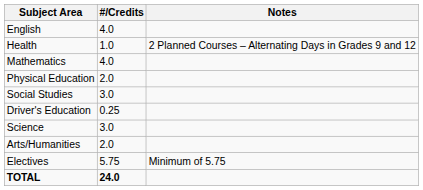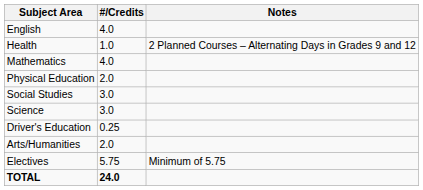rows swapped: (49, 111) <-> (25, 128)
